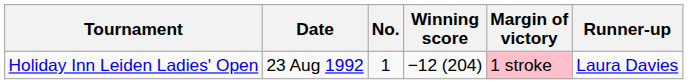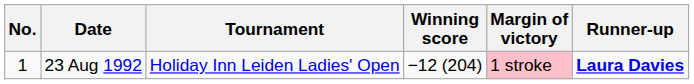columns swapped: (386, 28) <-> (133, 28)
(627, 65) normal -> (630, 65) bold
